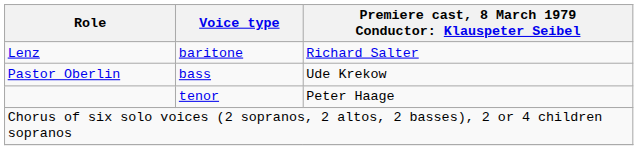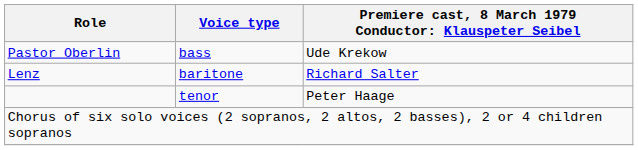rows swapped: (24, 53) <-> (64, 75)
